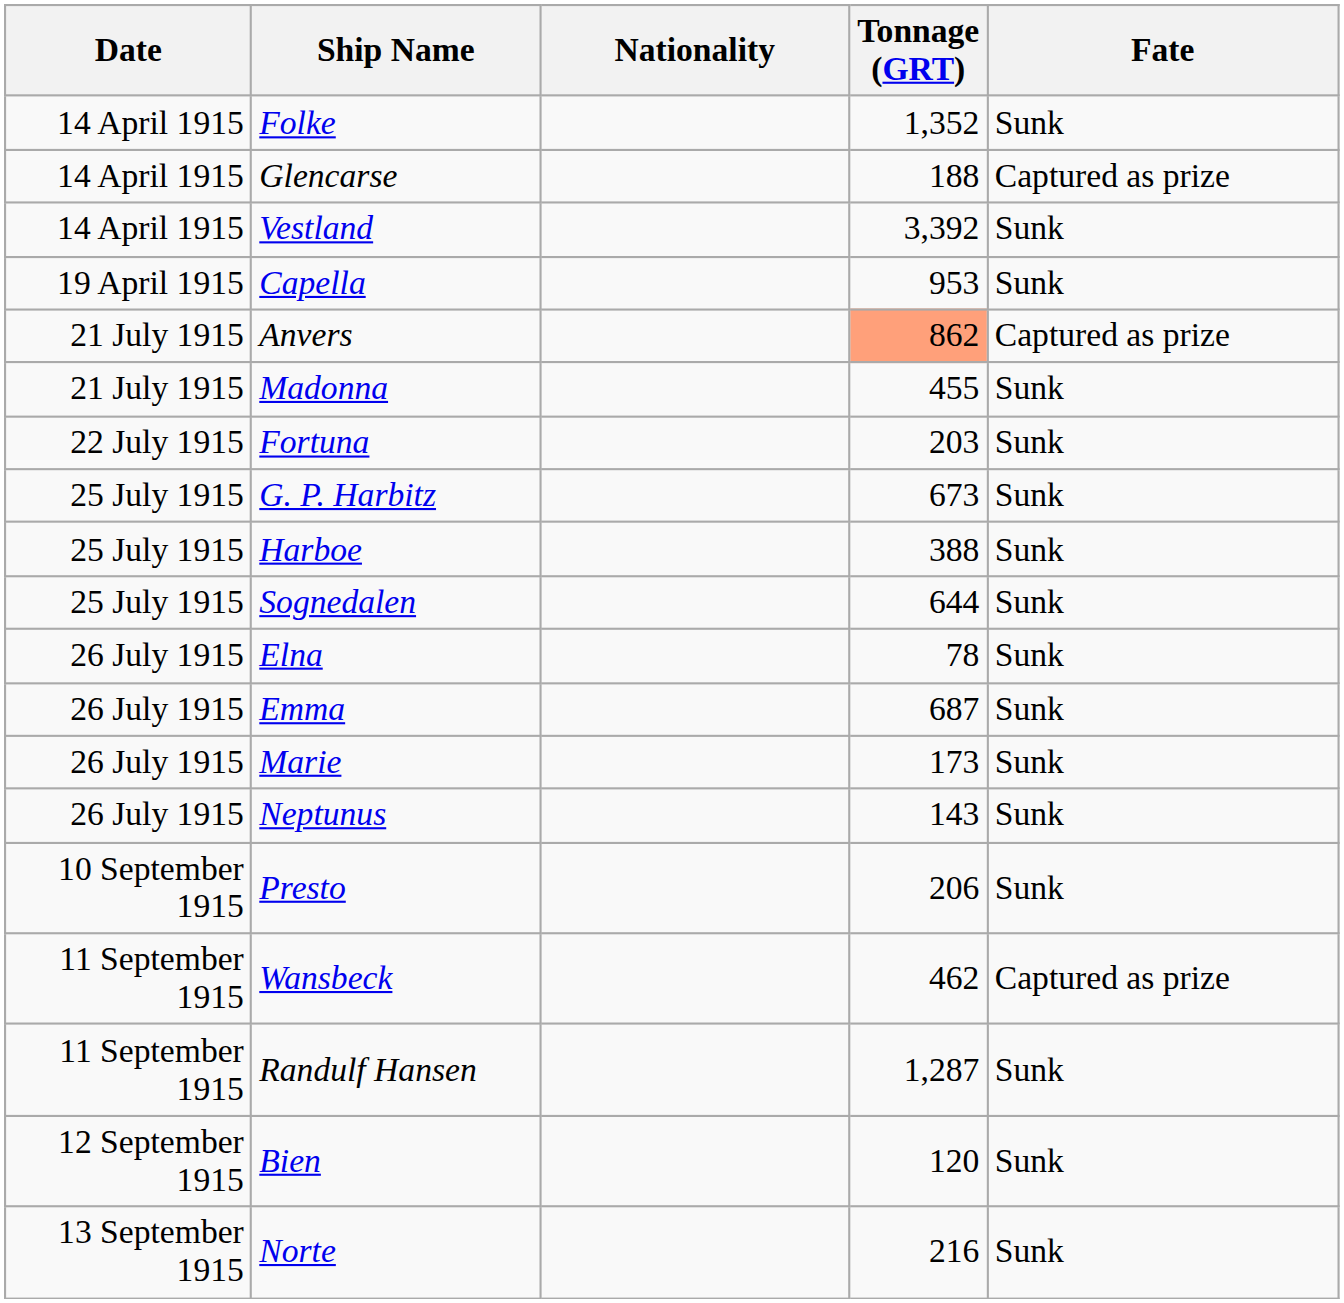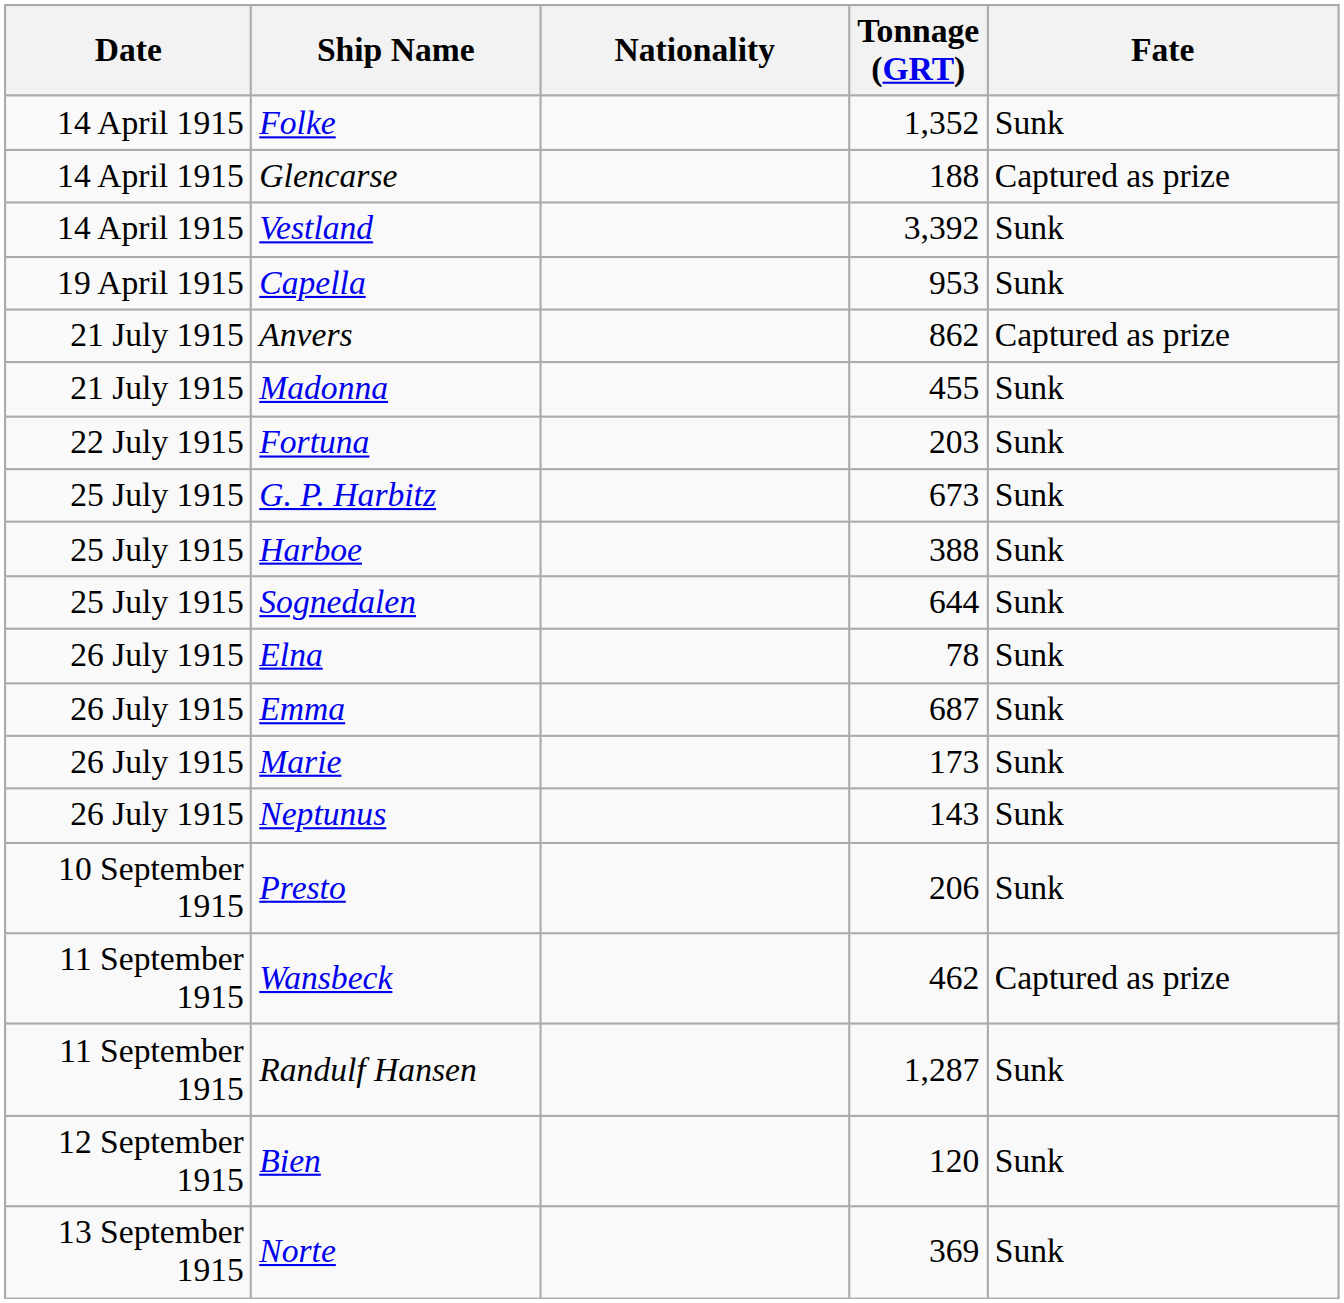(954, 335) lightsalmon background -> (954, 335) no background
(954, 1251) 216 -> (954, 1251) 369
